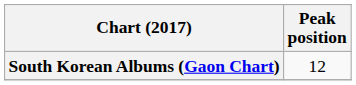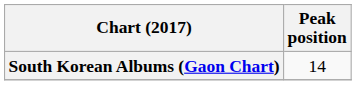(317, 65) 12 -> (317, 65) 14
